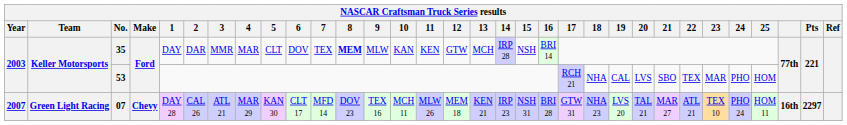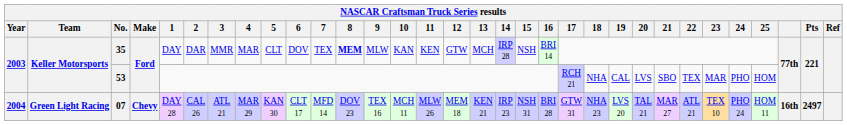(16, 106) 2007 -> (16, 106) 2004
(812, 106) 2297 -> (812, 106) 2497
